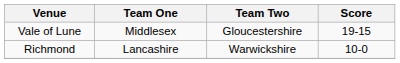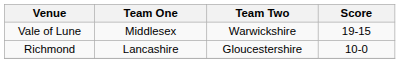(262, 31) Gloucestershire -> (262, 31) Warwickshire
(262, 49) Warwickshire -> (262, 49) Gloucestershire
